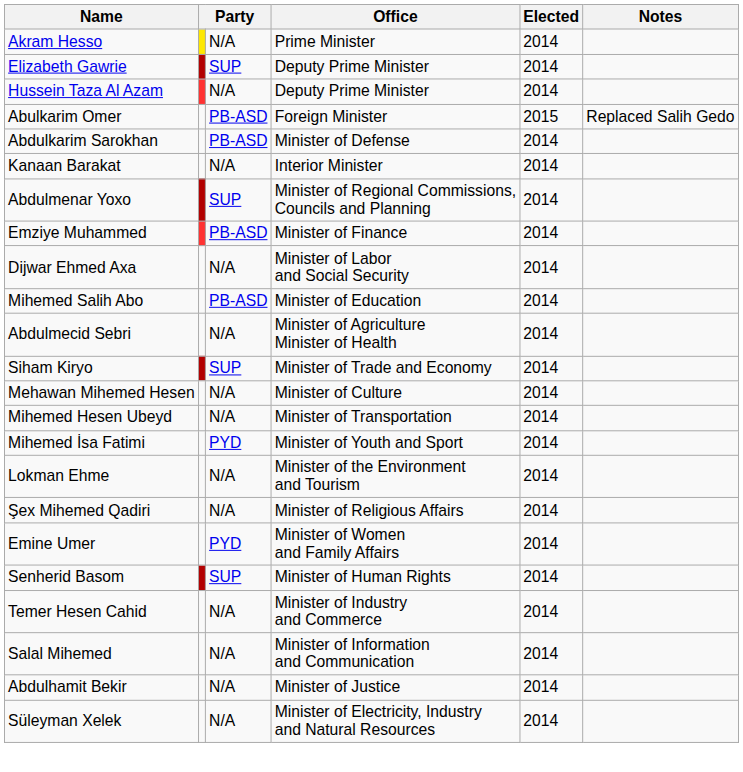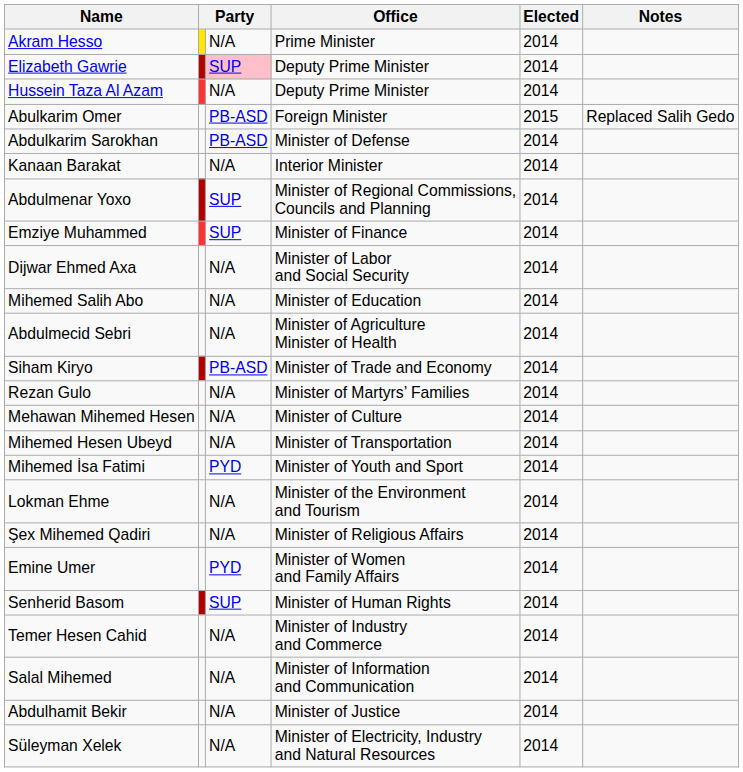(225, 66) no background -> (225, 66) pink background
(238, 233) PB-ASD -> (225, 233) SUP
(238, 300) PB-ASD -> (222, 300) N/A
(225, 368) SUP -> (238, 368) PB-ASD
+ row: (50, 393)
